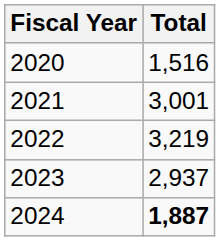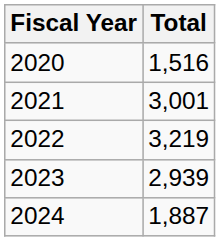(179, 178) 2,937 -> (179, 178) 2,939
(179, 216) bold -> (179, 216) normal
